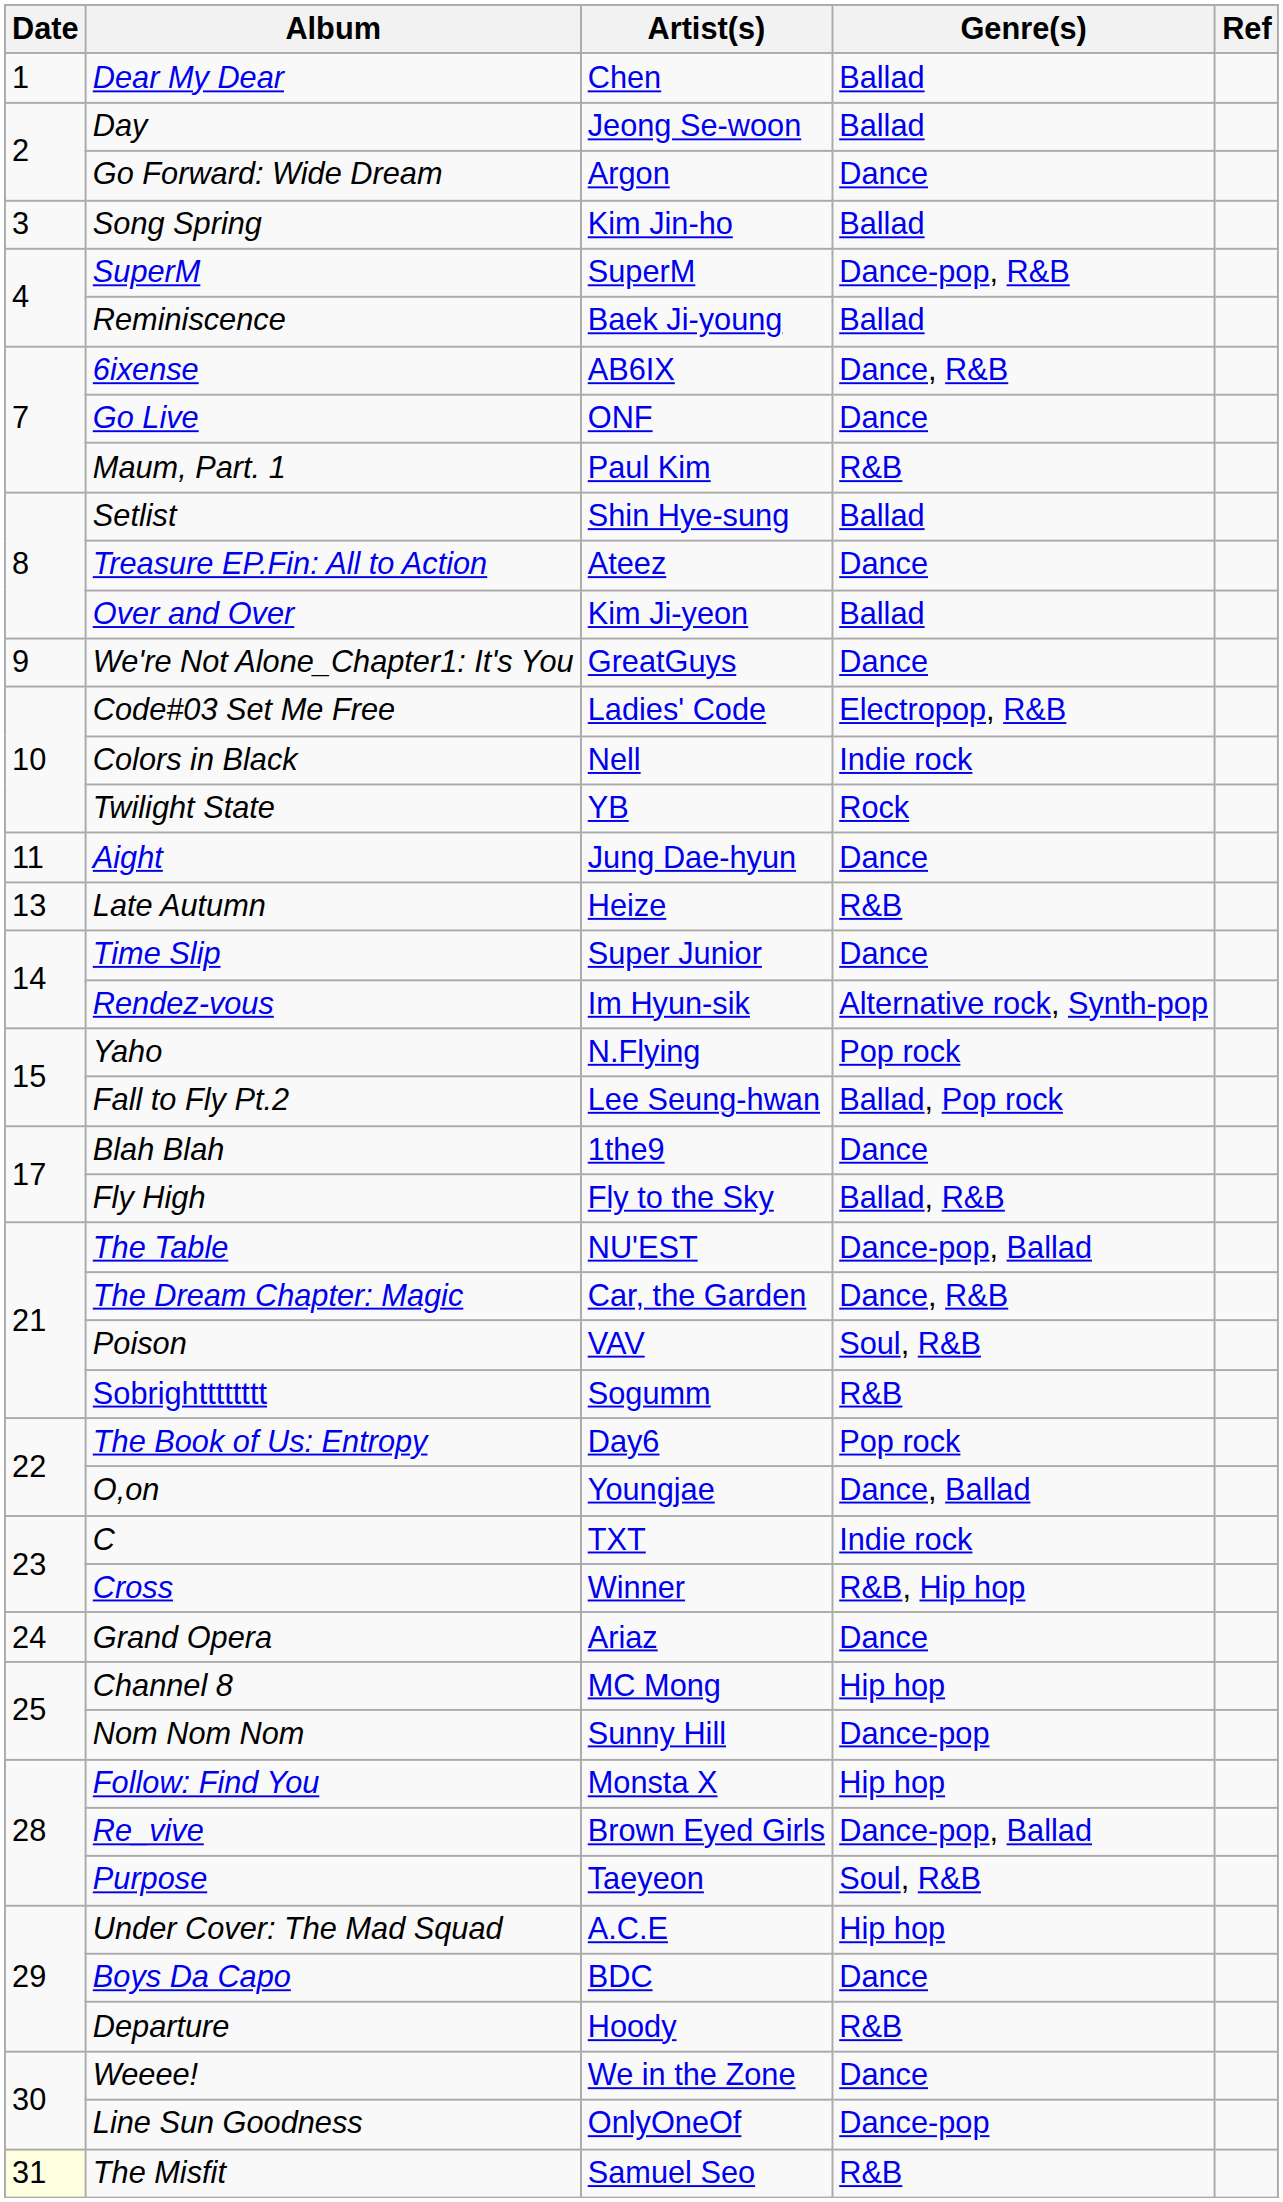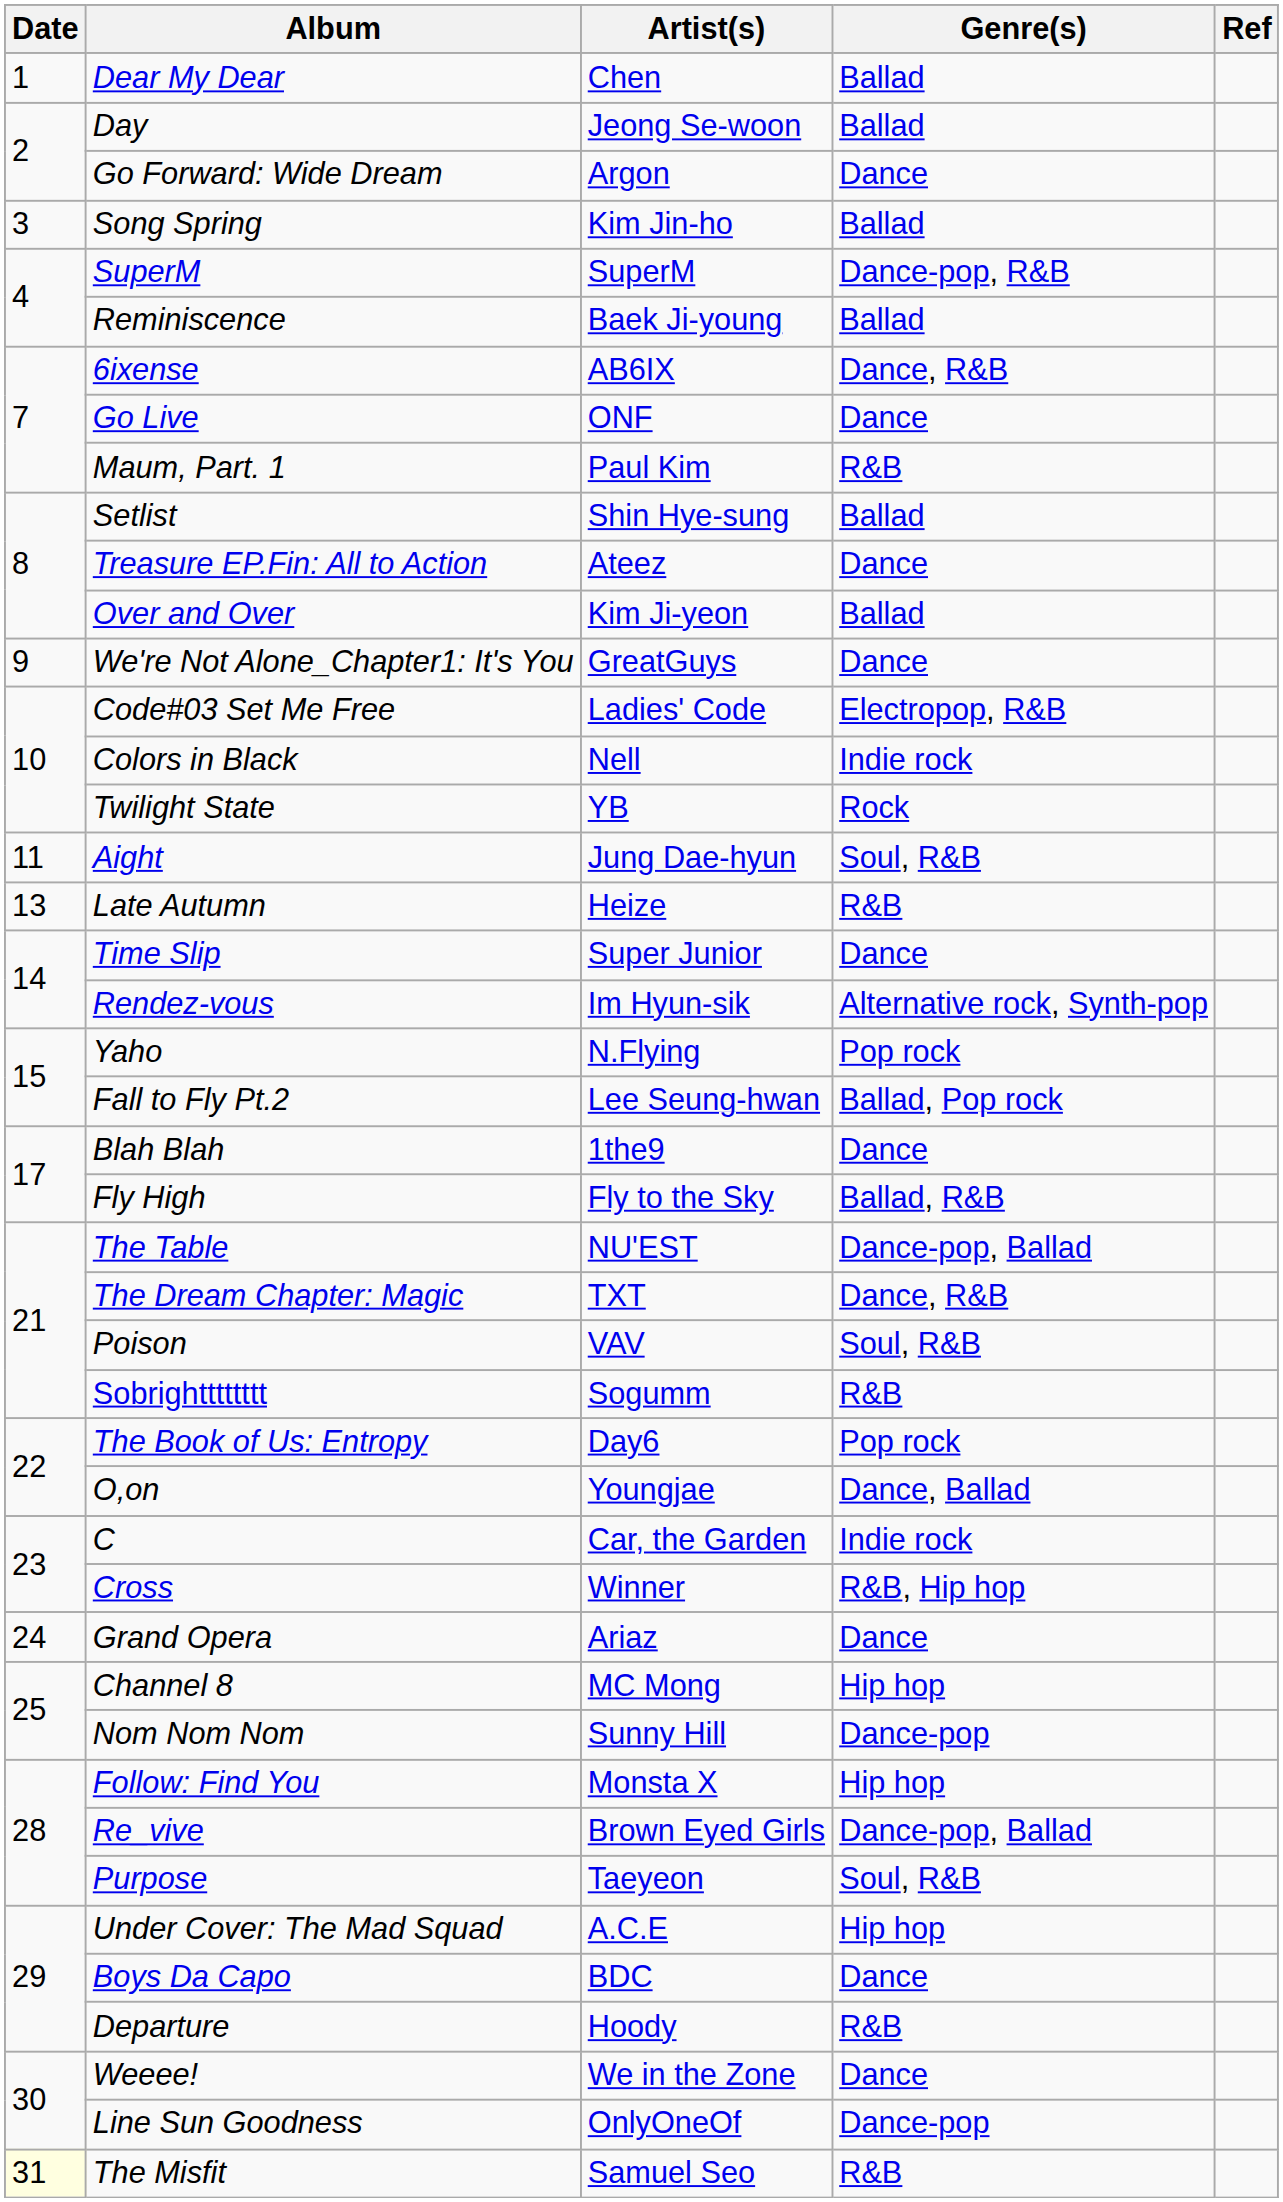(884, 857) Dance -> (910, 857) Soul, R&B
(697, 1295) Car, the Garden -> (617, 1295) TXT
(617, 1539) TXT -> (697, 1539) Car, the Garden
